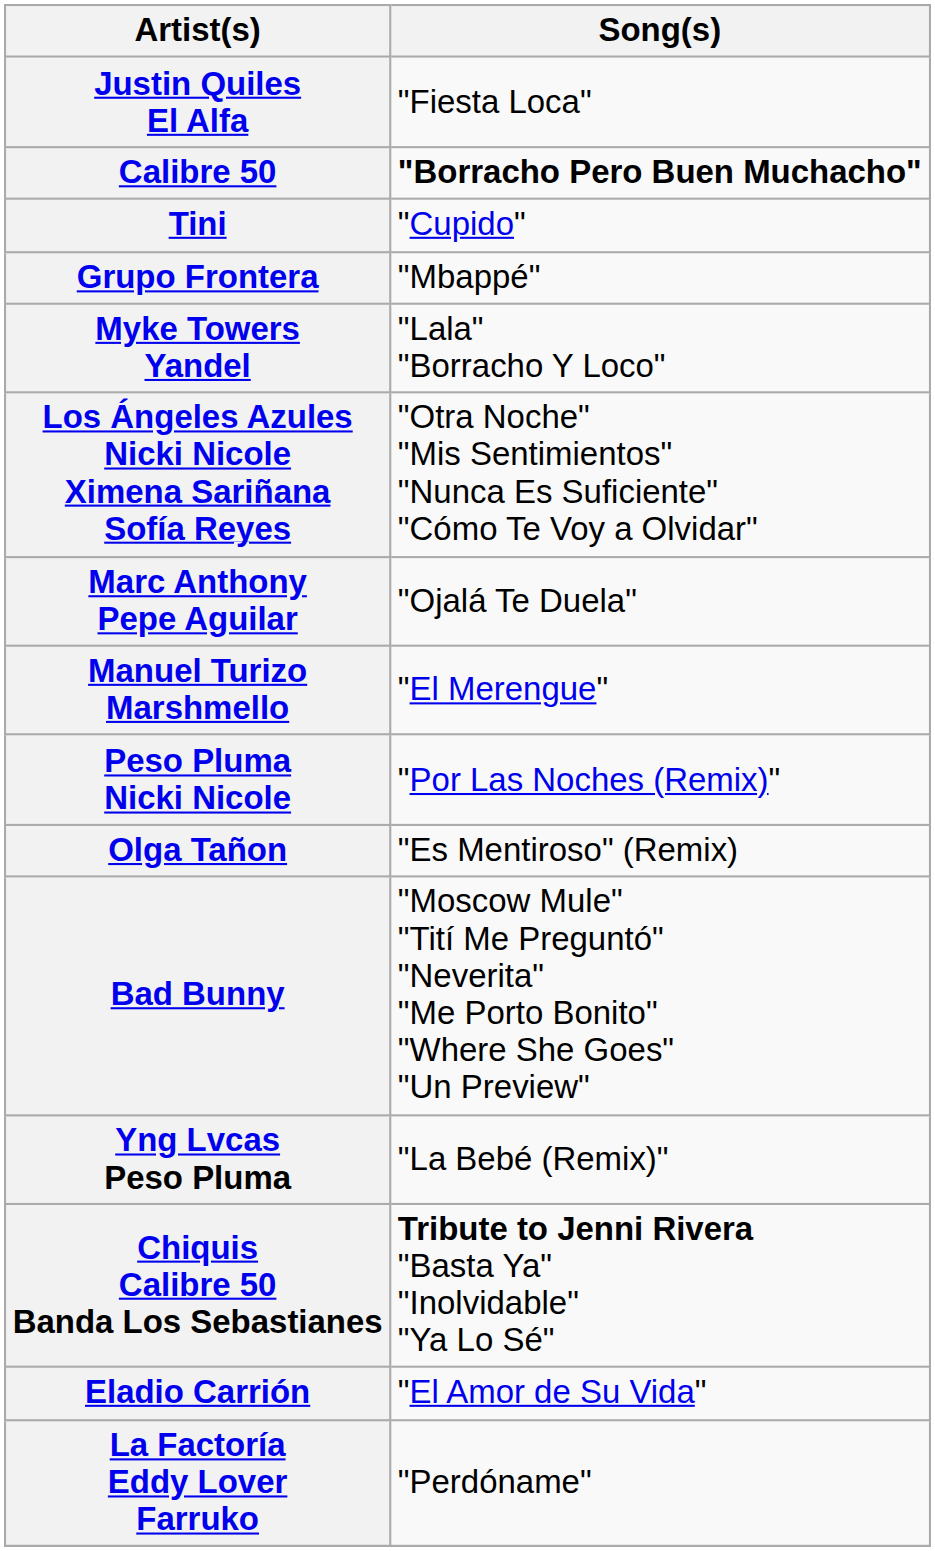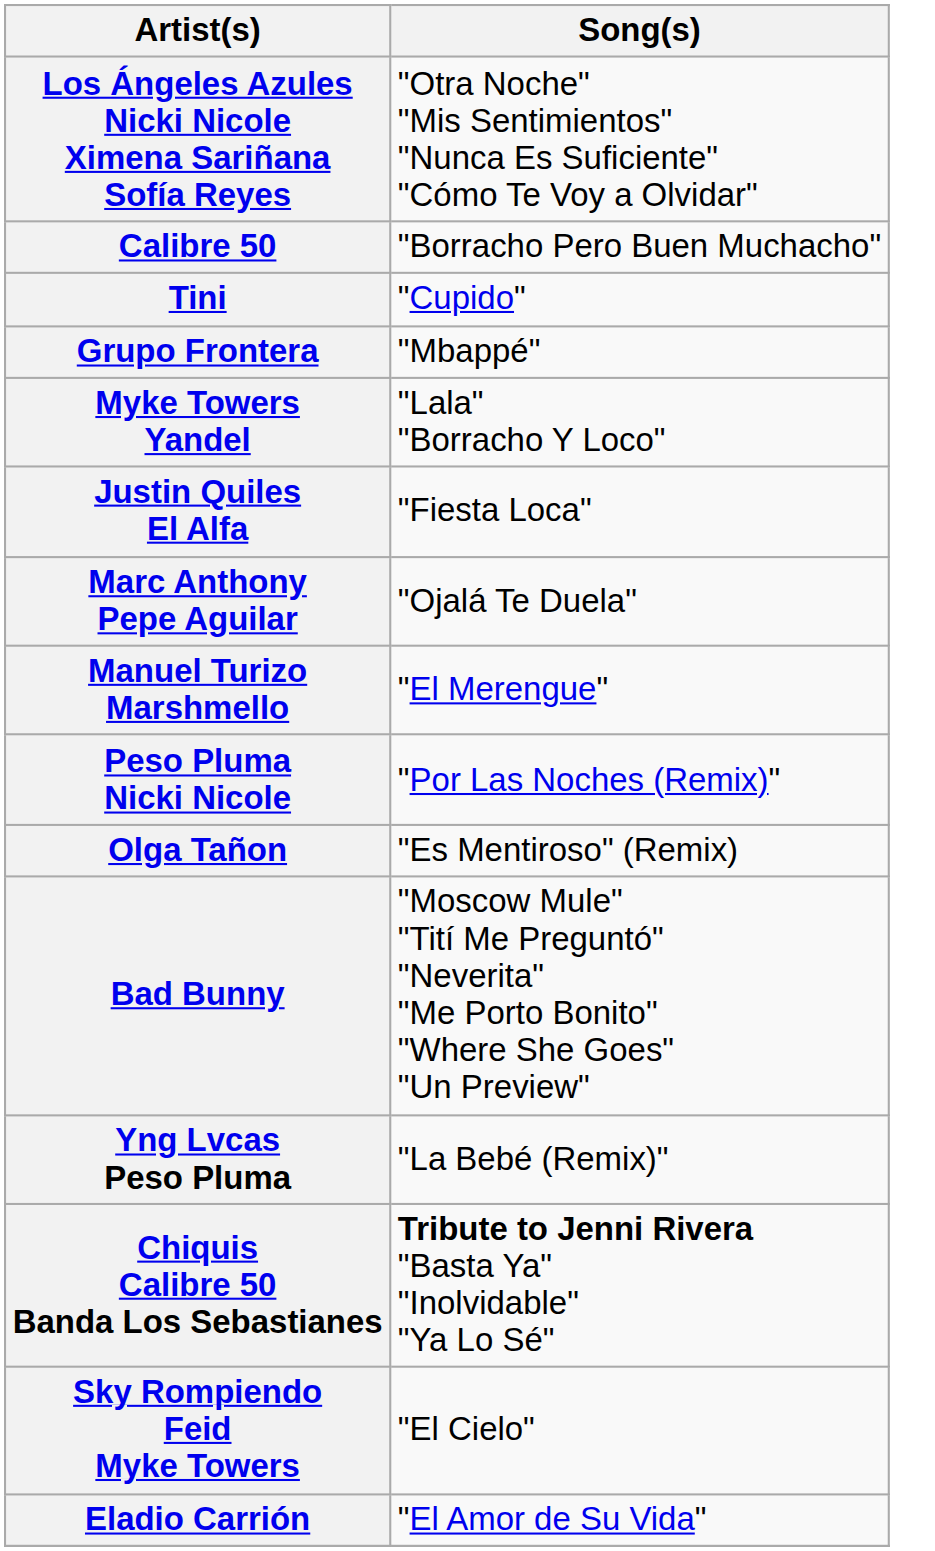rows swapped: (198, 101) <-> (198, 474)
(660, 172) bold -> (639, 246) normal
+ row: (198, 1429)
- row: (198, 1482)
